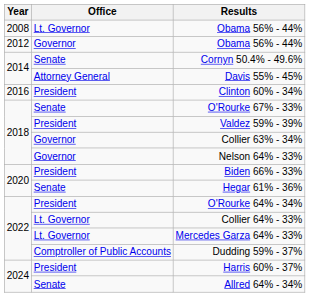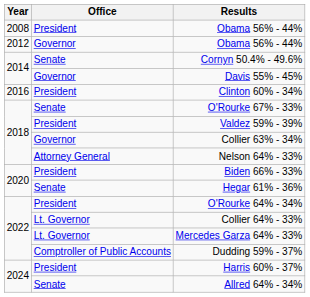(62, 28) Lt. Governor -> (55, 28) President
(72, 76) Attorney General -> (55, 76) Governor
(55, 156) Governor -> (72, 156) Attorney General
